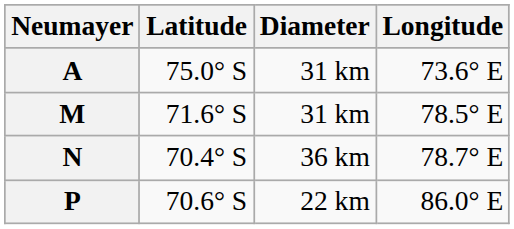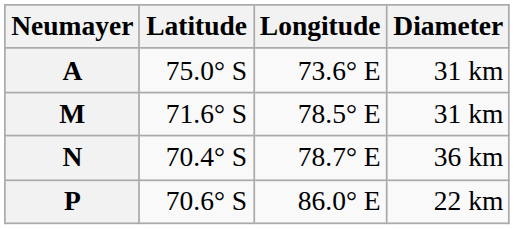columns swapped: (443, 26) <-> (315, 26)
